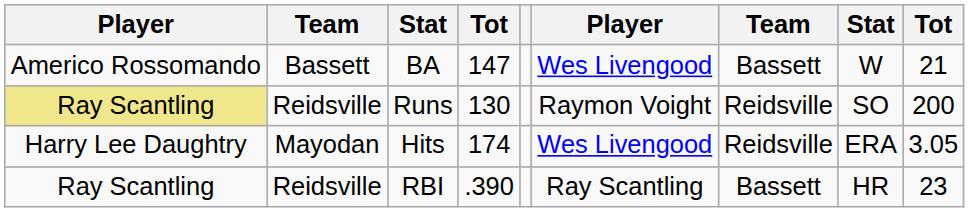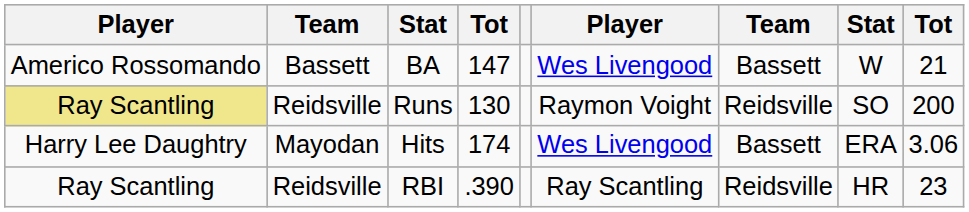(778, 145) Reidsville -> (778, 145) Bassett
(933, 145) 3.05 -> (933, 145) 3.06
(778, 186) Bassett -> (778, 186) Reidsville
